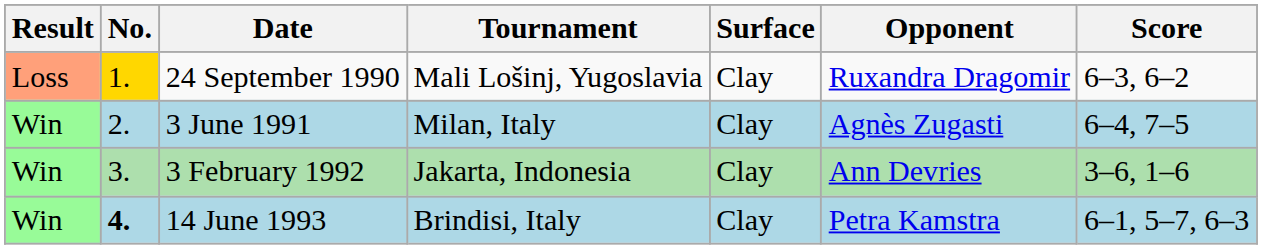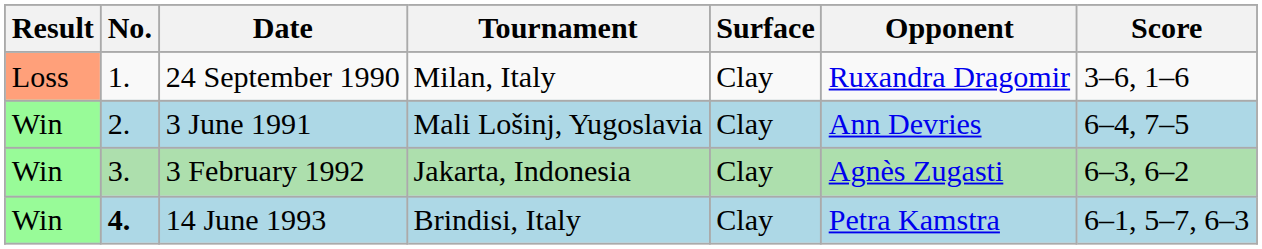(119, 76) gold background -> (119, 76) no background
(558, 76) Mali Lošinj, Yugoslavia -> (485, 76) Milan, Italy
(1137, 76) 6–3, 6–2 -> (1137, 76) 3–6, 1–6
(485, 123) Milan, Italy -> (558, 123) Mali Lošinj, Yugoslavia
(916, 123) Agnès Zugasti -> (905, 123) Ann Devries
(905, 171) Ann Devries -> (916, 171) Agnès Zugasti
(1137, 171) 3–6, 1–6 -> (1137, 171) 6–3, 6–2
